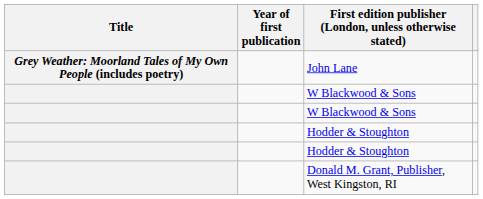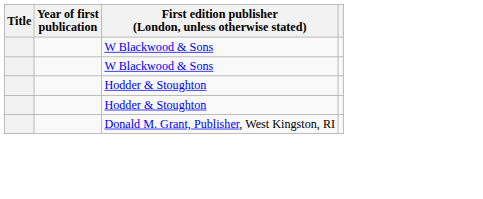- row: (121, 67)
